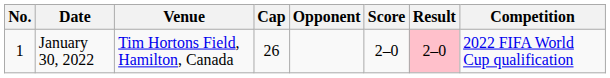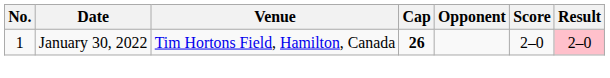- column: (532, 17)
(271, 51) normal -> (417, 42) bold
